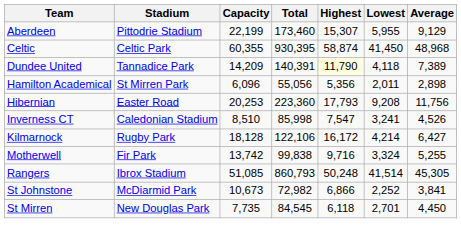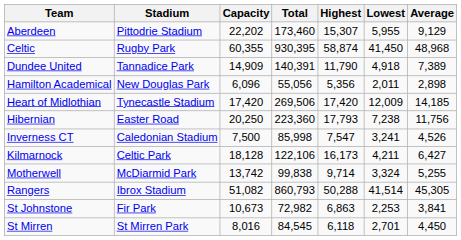(246, 31) 22,199 -> (246, 31) 22,202
(144, 48) Celtic Park -> (146, 48) Rugby Park
(246, 66) 14,209 -> (246, 66) 14,909
(341, 66) lightyellow background -> (341, 66) no background
(386, 66) 4,118 -> (386, 66) 4,918
(152, 84) St Mirren Park -> (163, 84) New Douglas Park
+ row: (54, 102)
(246, 102) 20,253 -> (246, 119) 20,250
(386, 102) 9,208 -> (386, 119) 7,238
(246, 119) 8,510 -> (246, 137) 7,500
(146, 137) Rugby Park -> (144, 155) Celtic Park
(341, 137) 16,172 -> (341, 155) 16,173
(386, 137) 4,214 -> (386, 155) 4,211
(136, 155) Fir Park -> (157, 173) McDiarmid Park
(341, 155) 9,716 -> (341, 173) 9,714
(246, 173) 51,085 -> (246, 191) 51,082
(341, 173) 50,248 -> (341, 191) 50,288
(157, 191) McDiarmid Park -> (136, 208) Fir Park
(341, 191) 6,866 -> (341, 208) 6,863
(386, 191) 2,252 -> (386, 208) 2,253
(163, 208) New Douglas Park -> (152, 226) St Mirren Park
(246, 208) 7,735 -> (246, 226) 8,016
